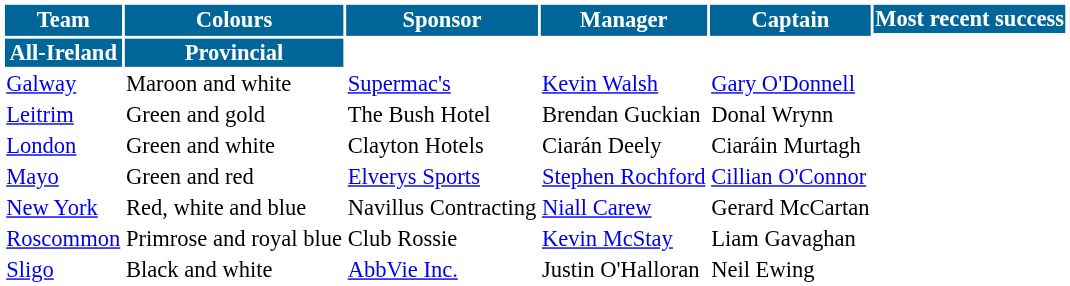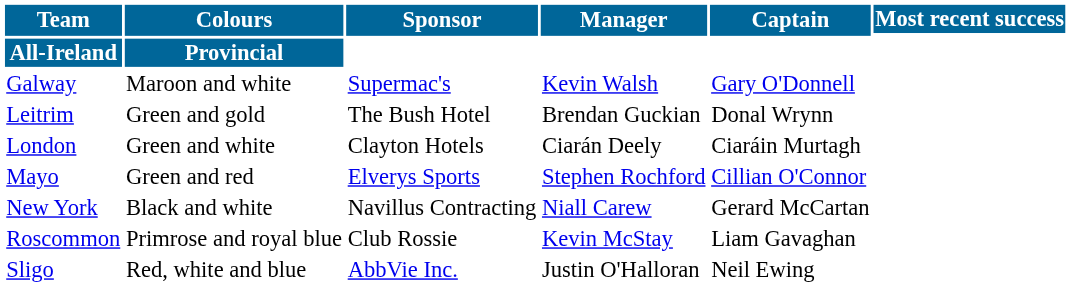(216, 207) Red, white and blue -> (199, 207) Black and white
(199, 269) Black and white -> (216, 269) Red, white and blue
